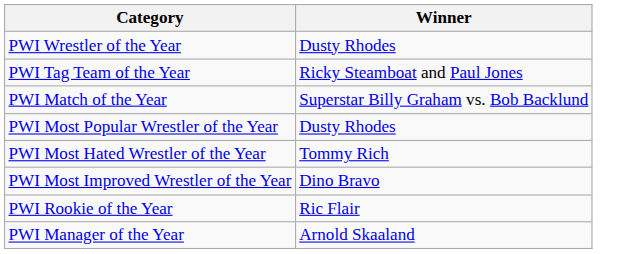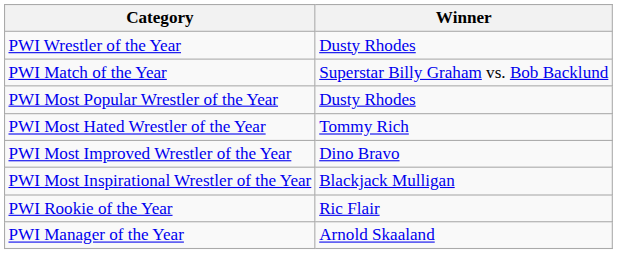- row: (99, 72)
+ row: (160, 180)
